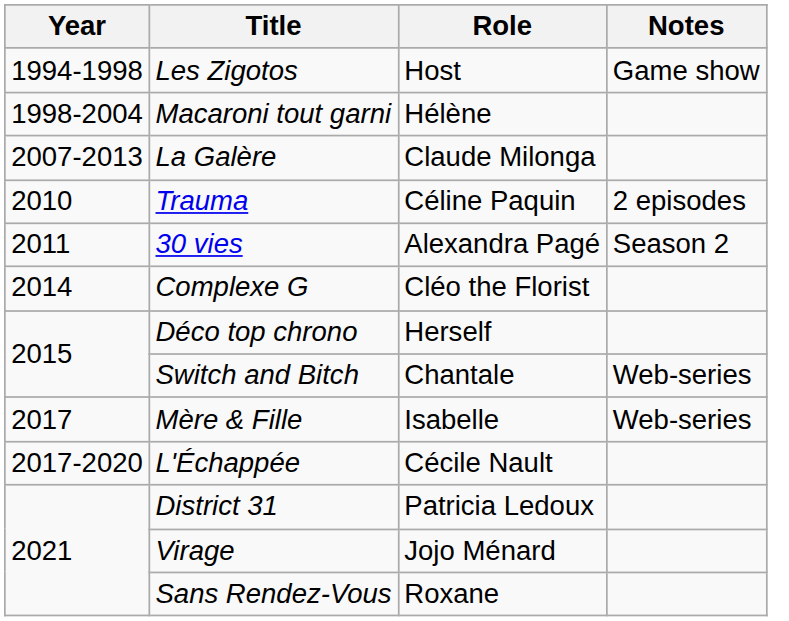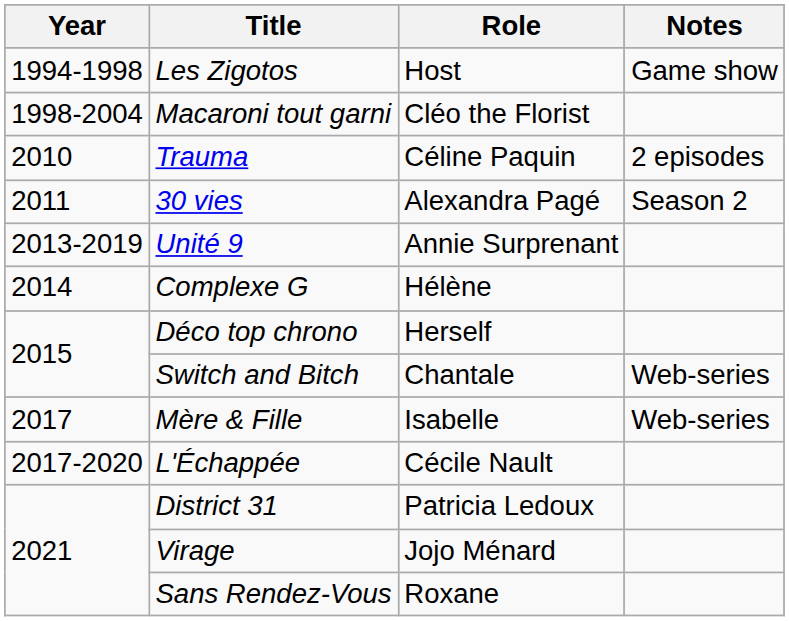(448, 113) Hélène -> (497, 113) Cléo the Florist
- row: (216, 157)
+ row: (199, 244)
(497, 288) Cléo the Florist -> (448, 288) Hélène
